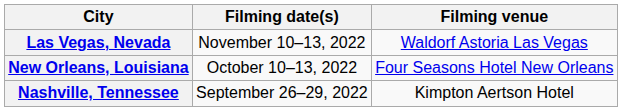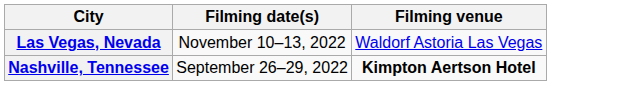- row: (98, 67)
(494, 93) normal -> (449, 67) bold
